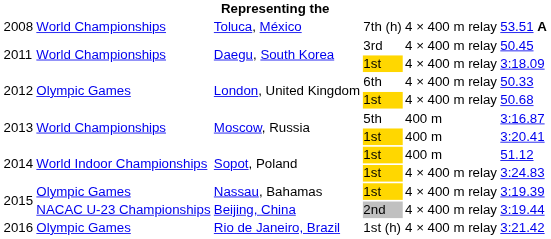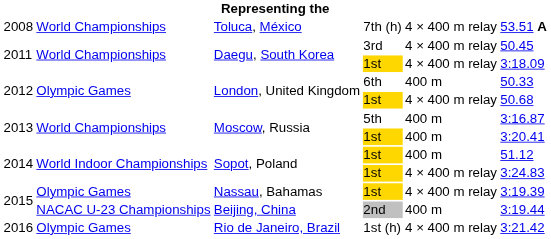(451, 82) 4 × 400 m relay -> (424, 82) 400 m
(451, 209) 4 × 400 m relay -> (424, 209) 400 m
